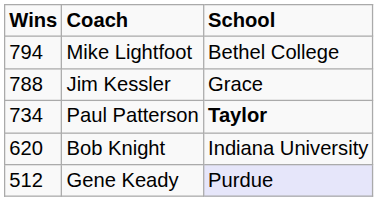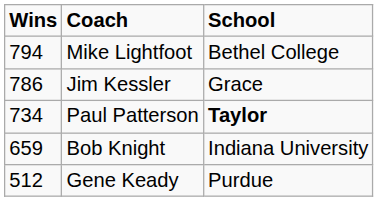(26, 84) 788 -> (26, 84) 786
(26, 148) 620 -> (26, 148) 659
(241, 180) lavender background -> (241, 180) no background
